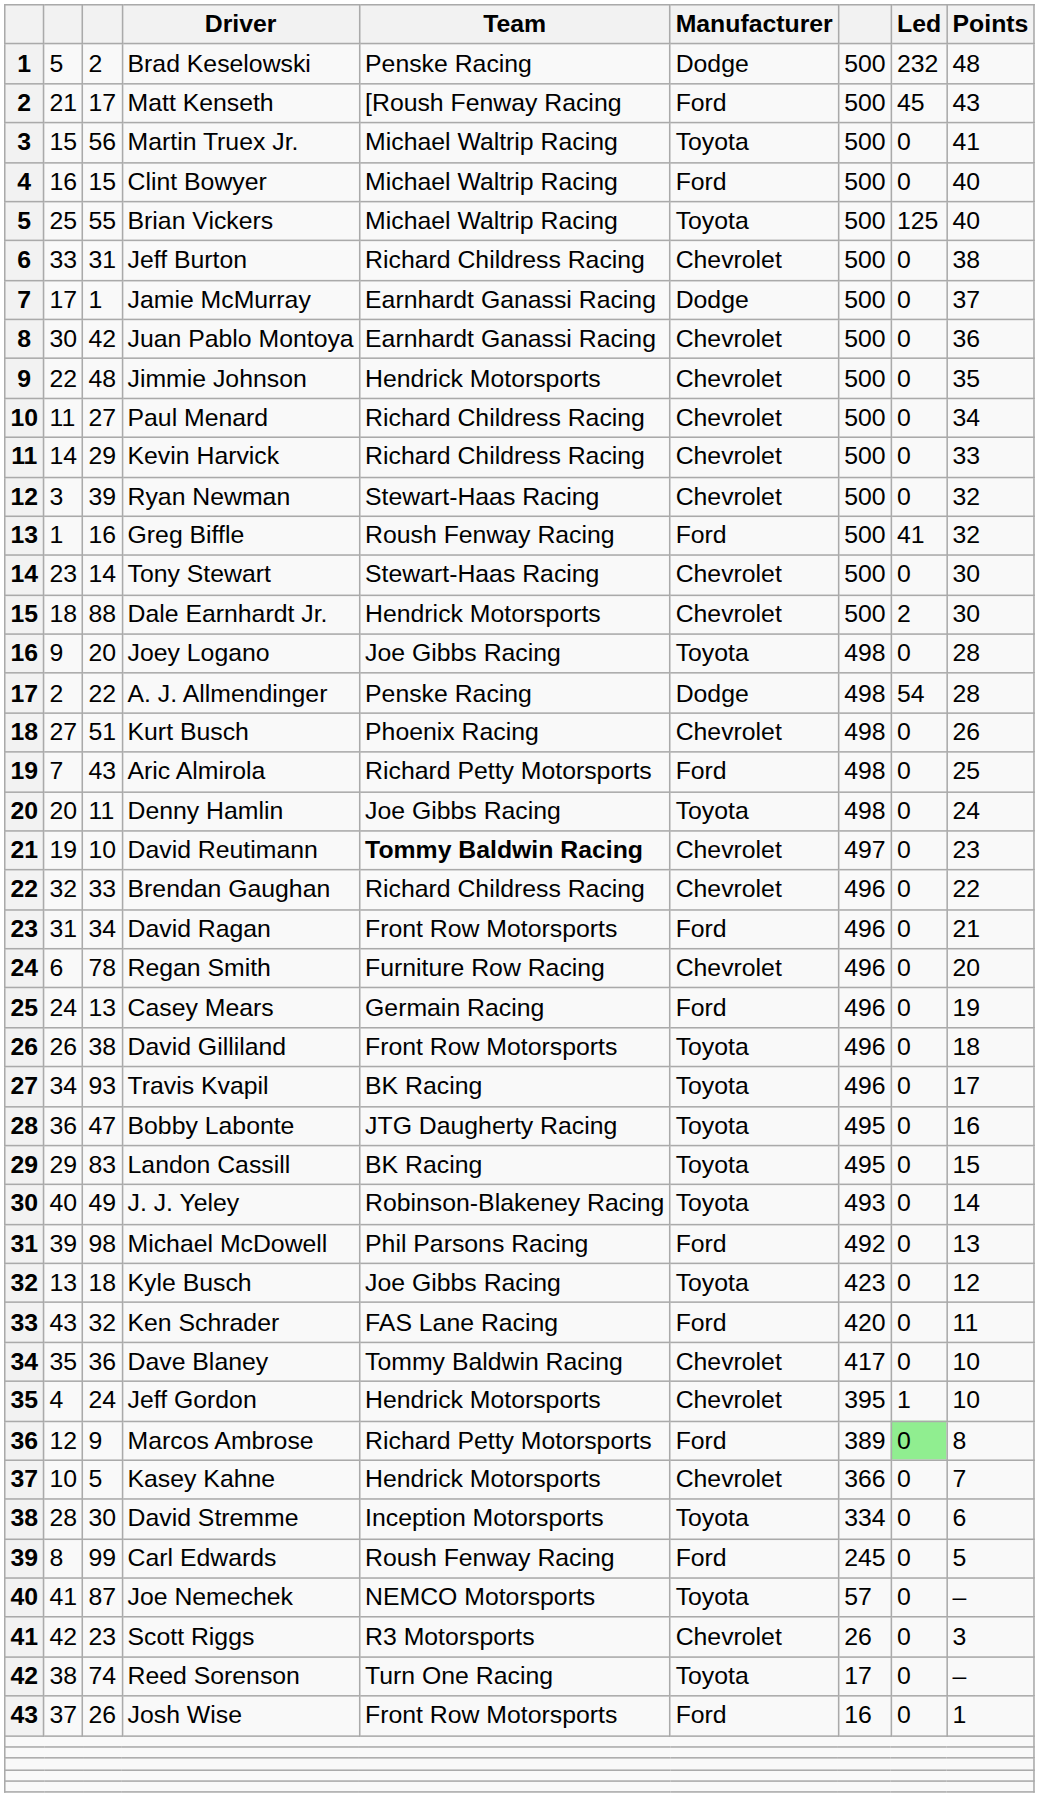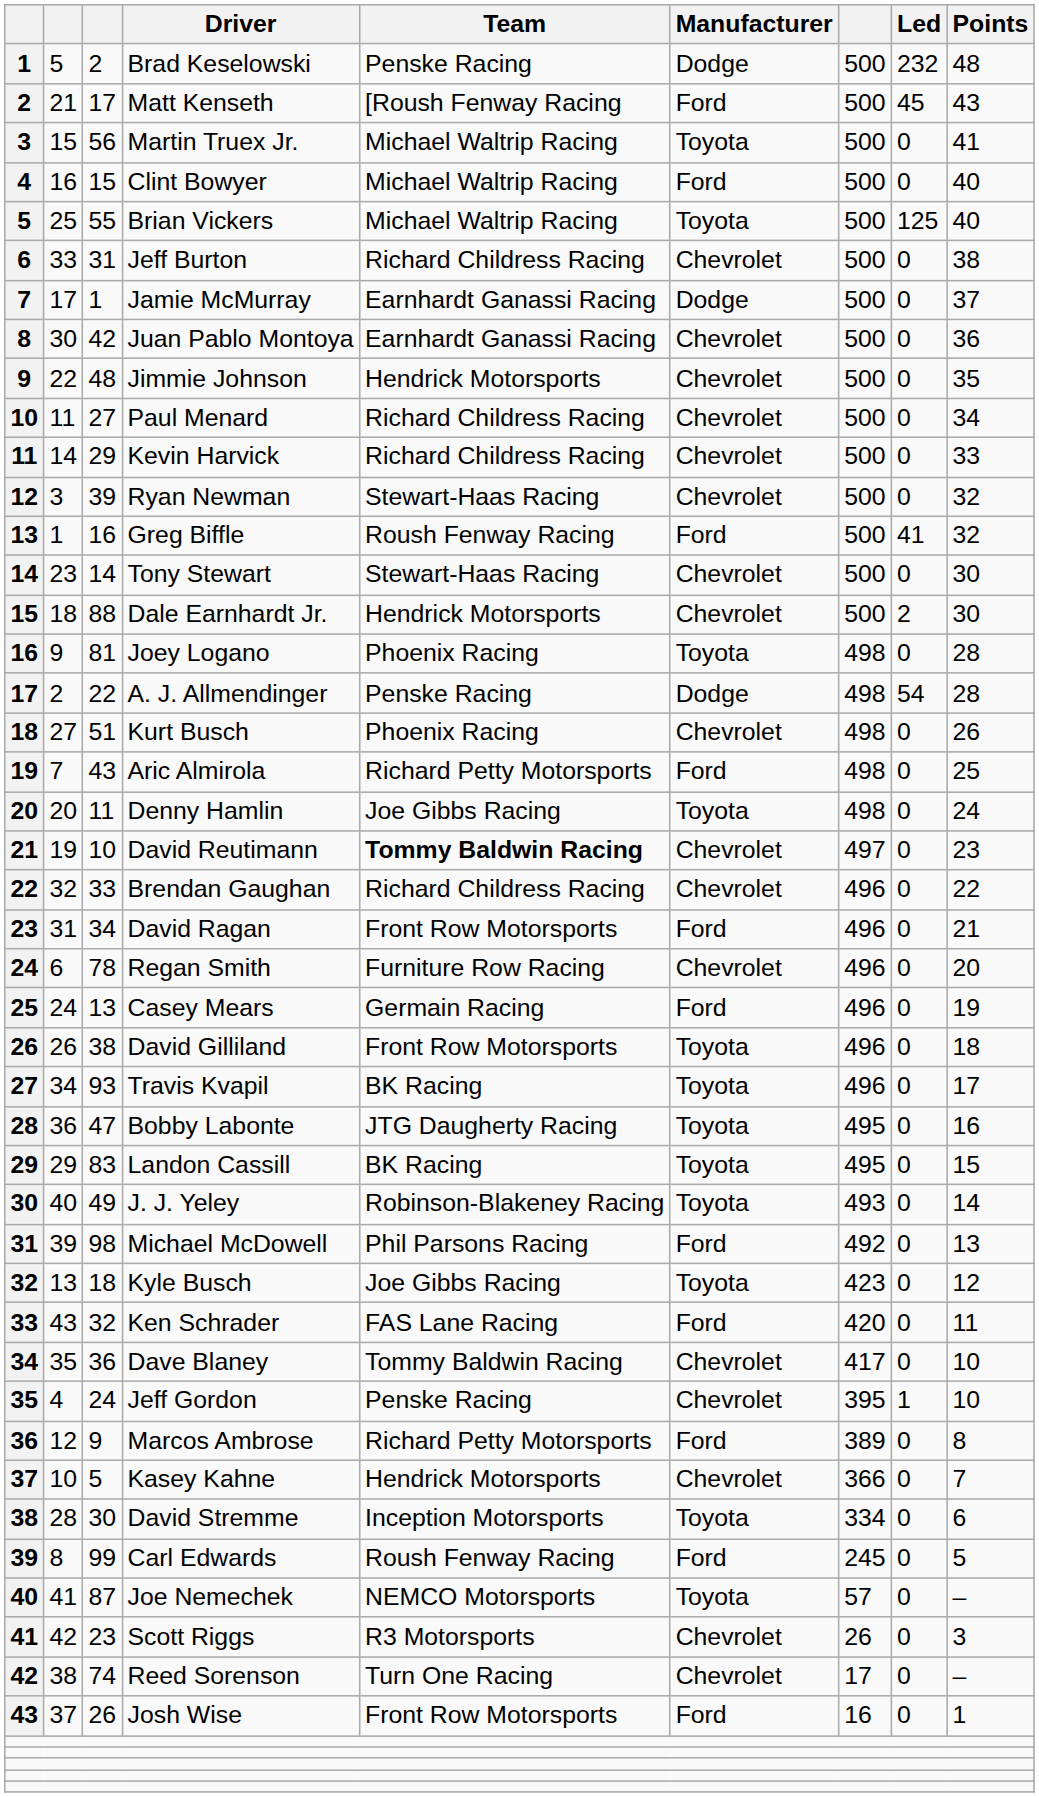(102, 653) 20 -> (102, 653) 81
(463, 653) Joe Gibbs Racing -> (452, 653) Phoenix Racing
(483, 1400) Hendrick Motorsports -> (448, 1400) Penske Racing
(904, 1440) lightgreen background -> (904, 1440) no background
(712, 1676) Toyota -> (729, 1676) Chevrolet
